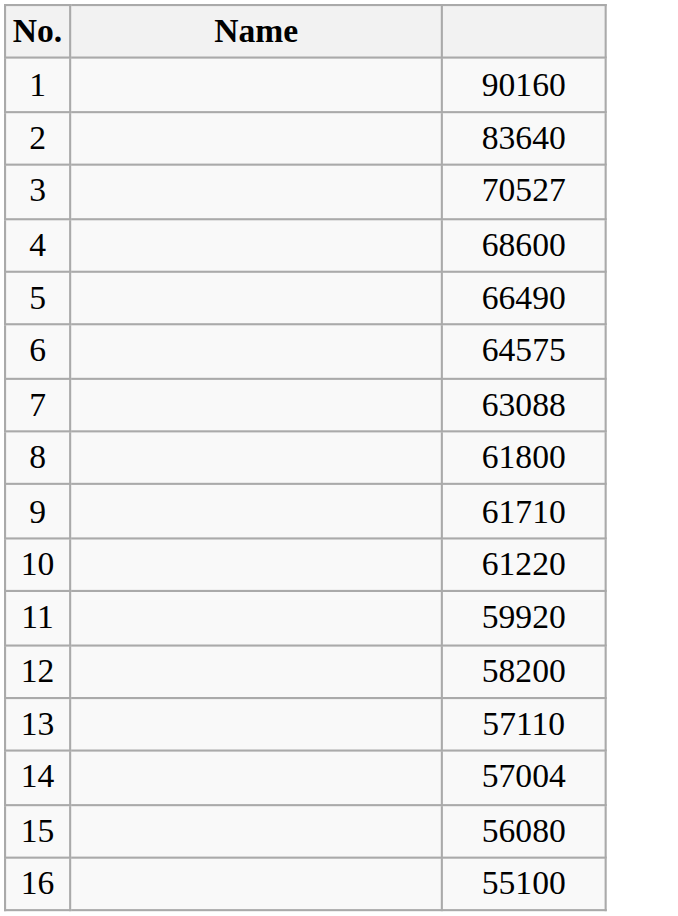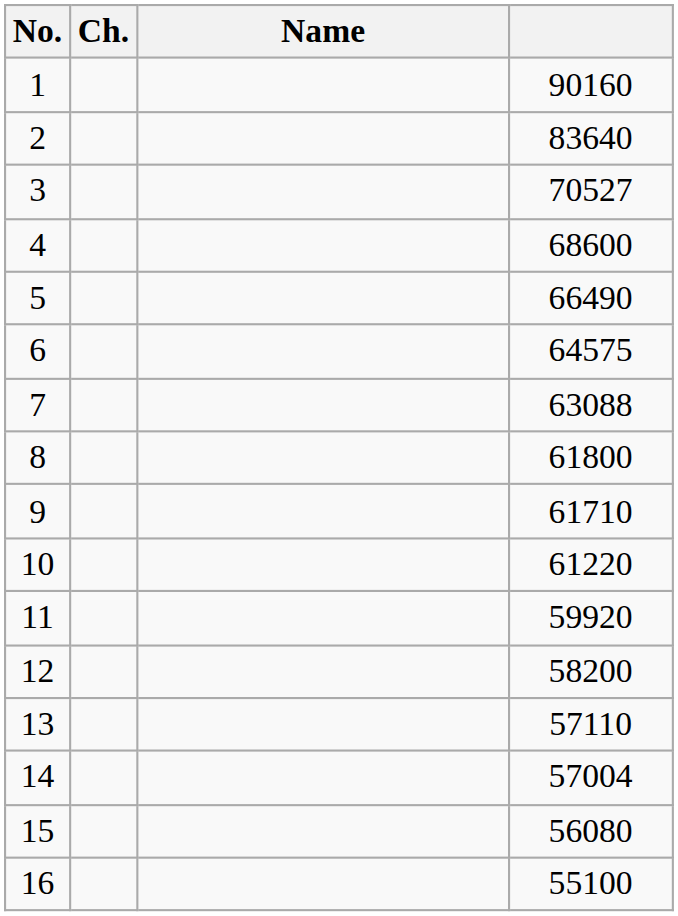+ column: (103, 31)
